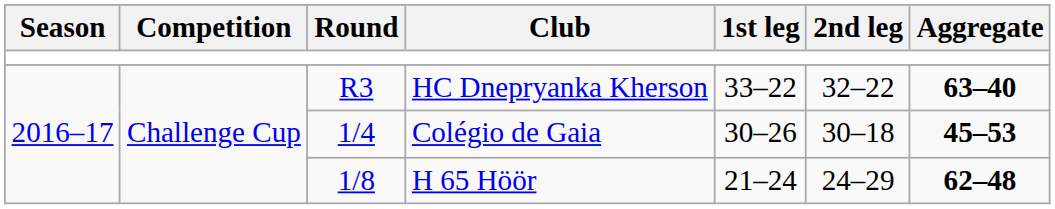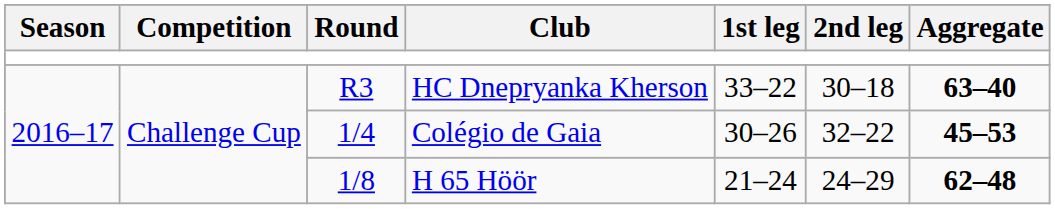(858, 87) 32–22 -> (858, 87) 30–18
(858, 133) 30–18 -> (858, 133) 32–22
